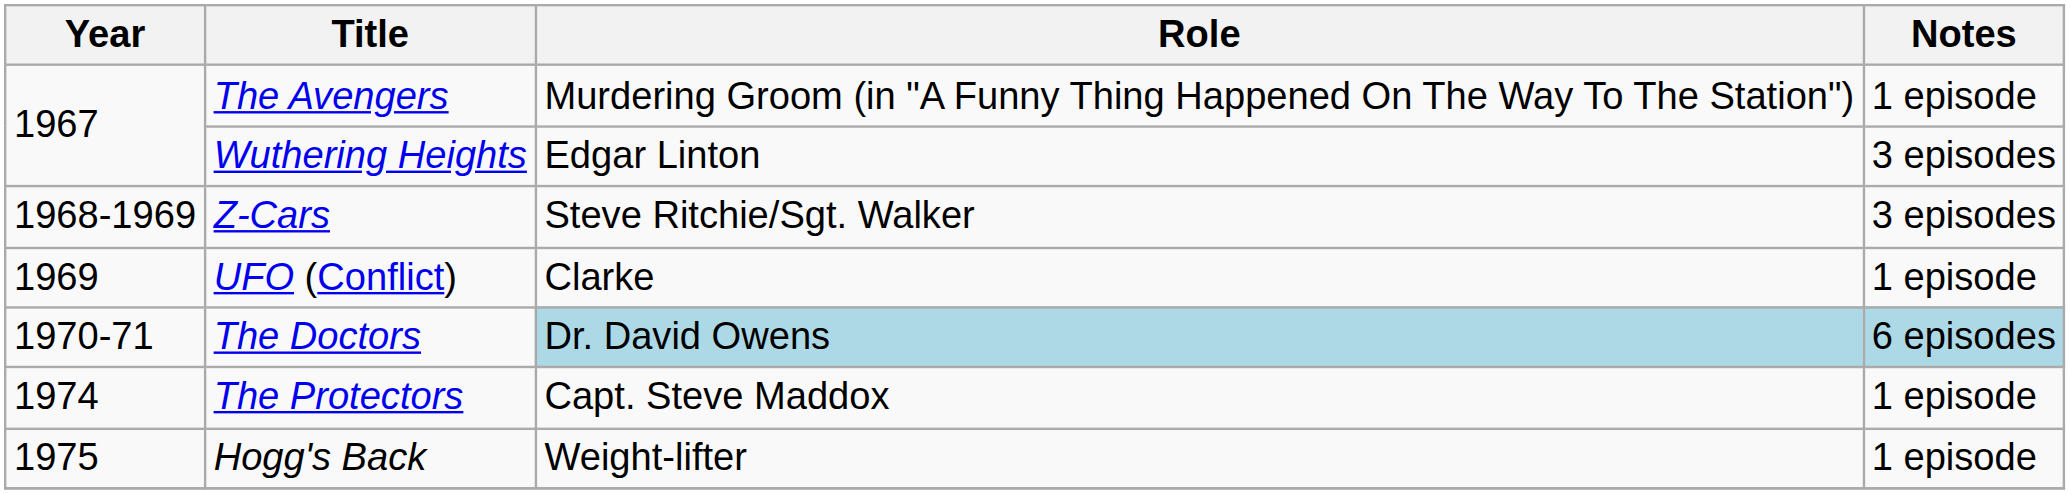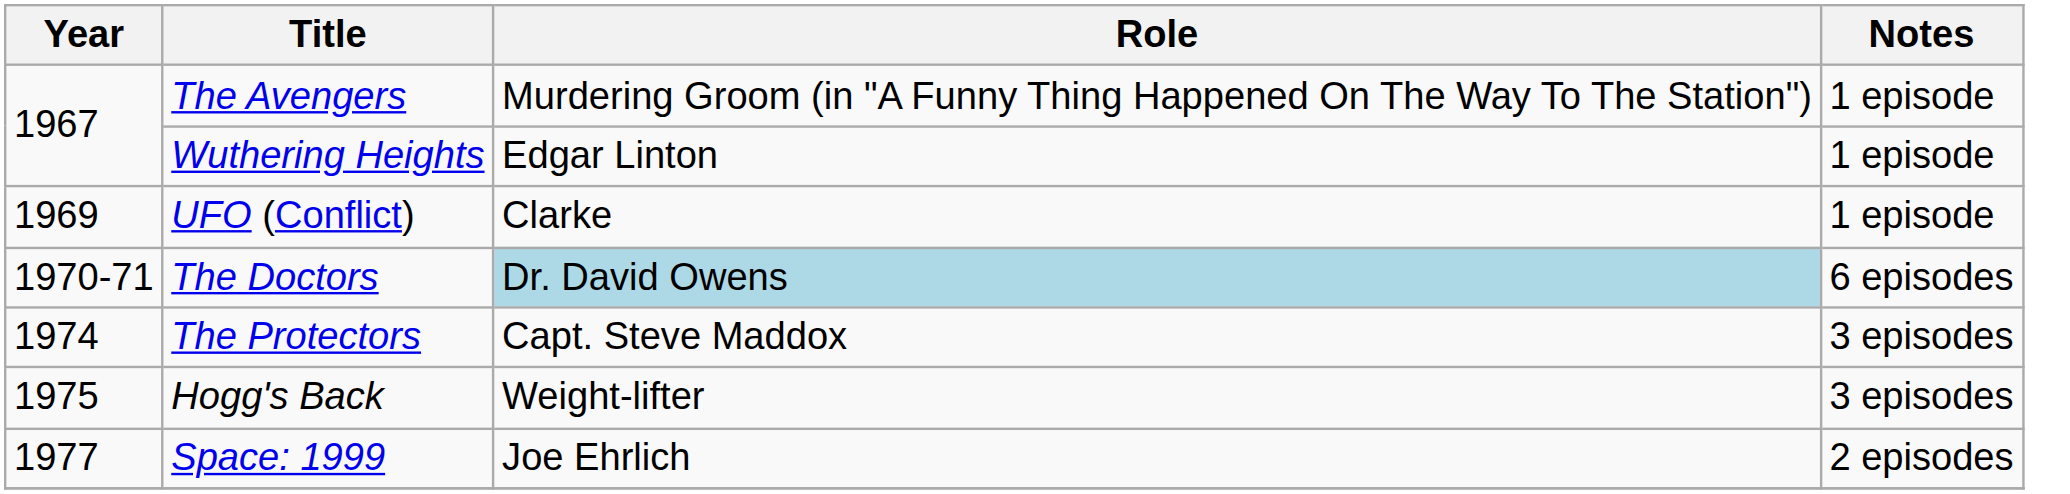(1964, 155) 3 episodes -> (1912, 155) 1 episode
- row: (272, 215)
(1964, 336) lightblue background -> (1921, 276) no background
(1954, 397) 1 episode -> (1921, 336) 3 episodes
(1954, 457) 1 episode -> (1921, 397) 3 episodes
+ row: (278, 457)
